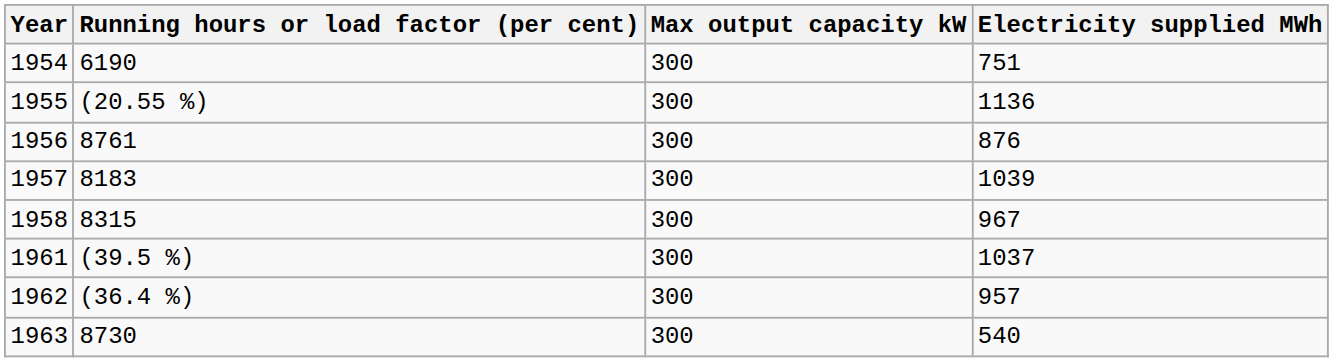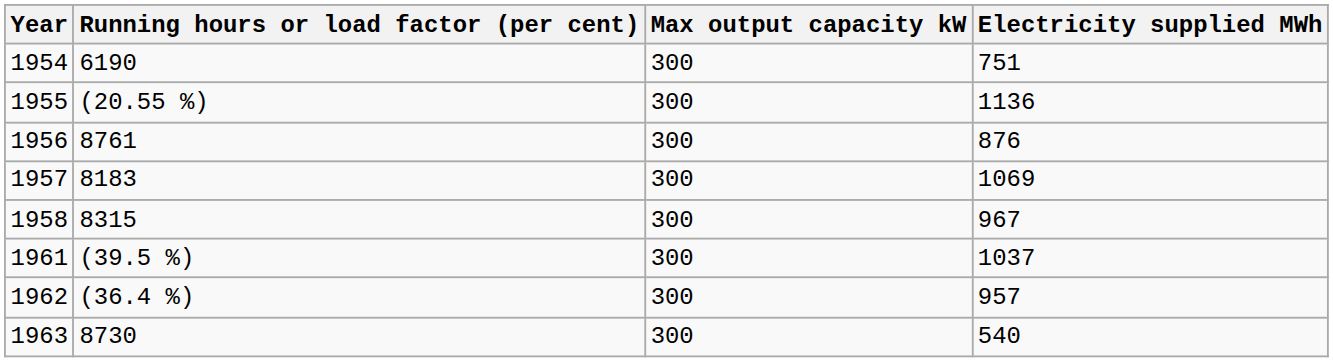(1007, 180) 1039 -> (1007, 180) 1069
